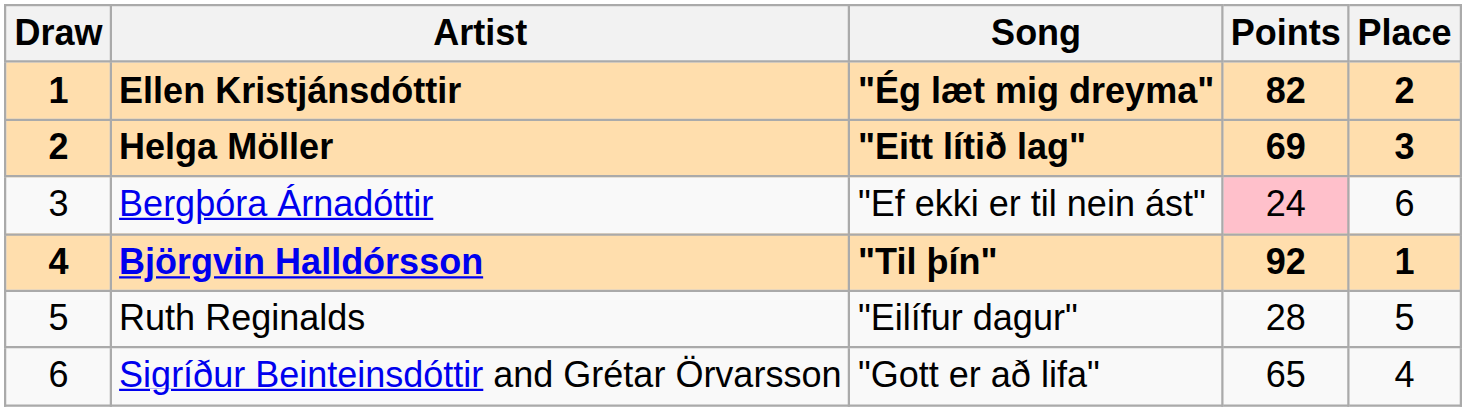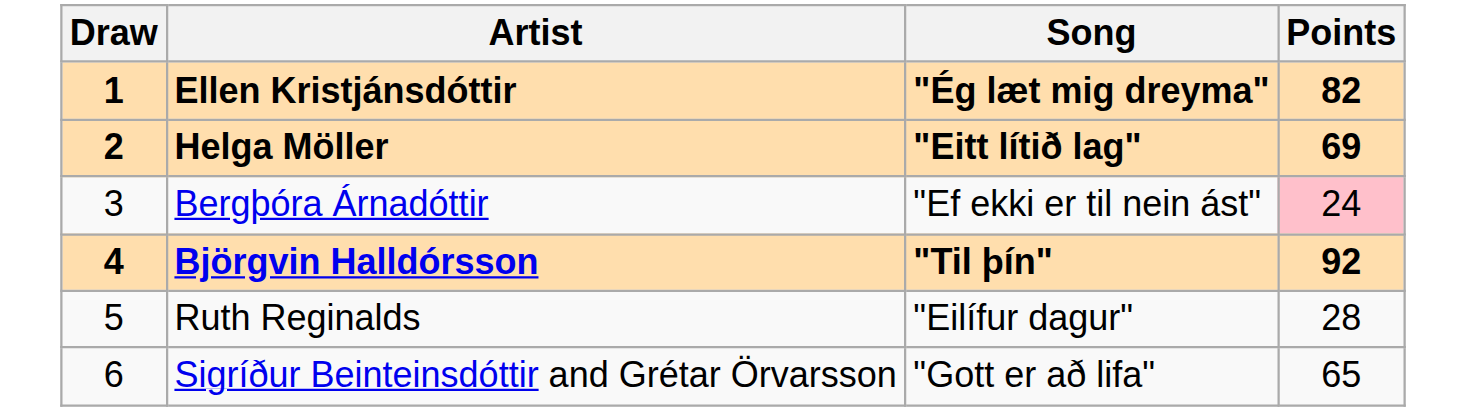- column: (1404, 33)
